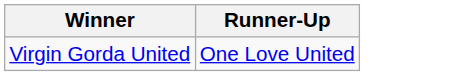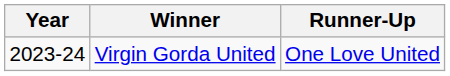+ column: (47, 20)
